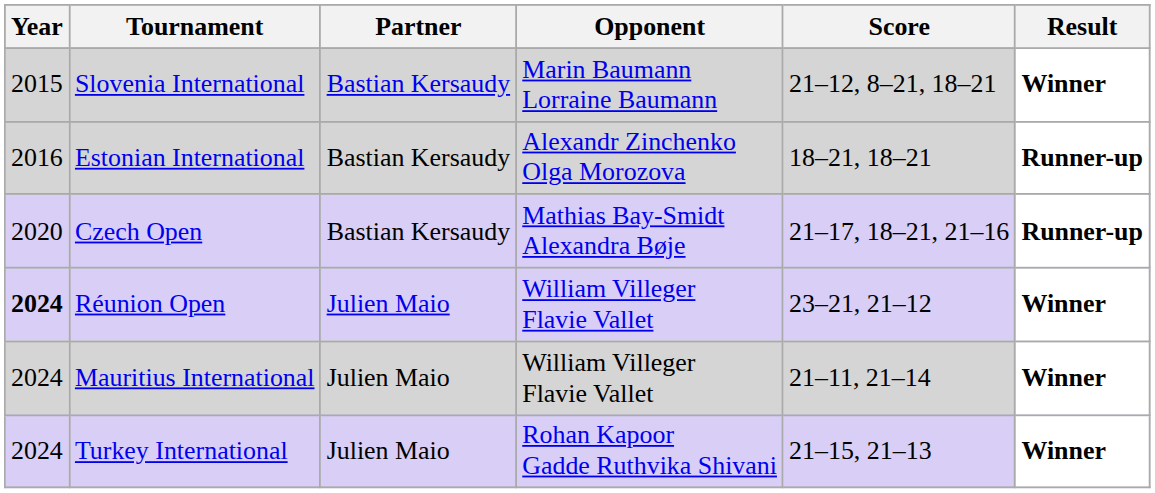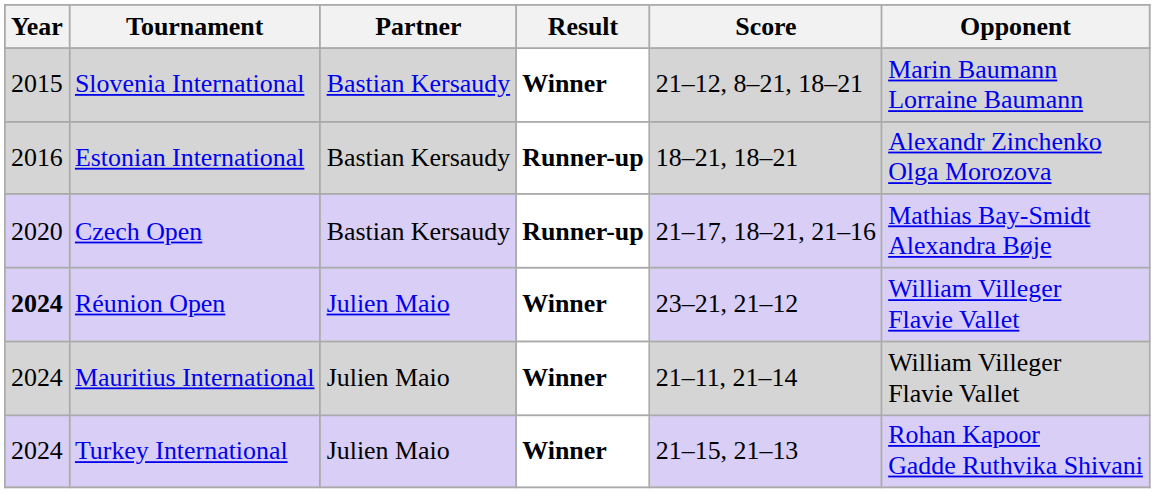columns swapped: (650, 26) <-> (1082, 26)
